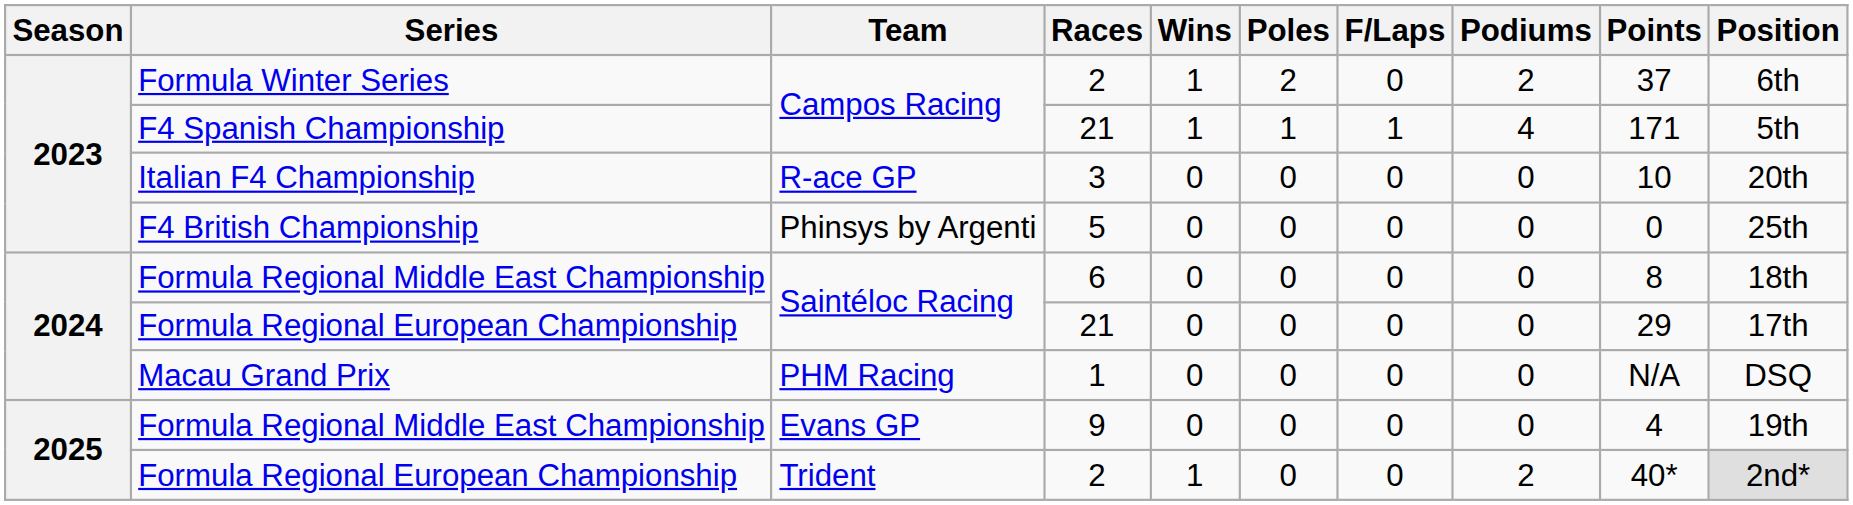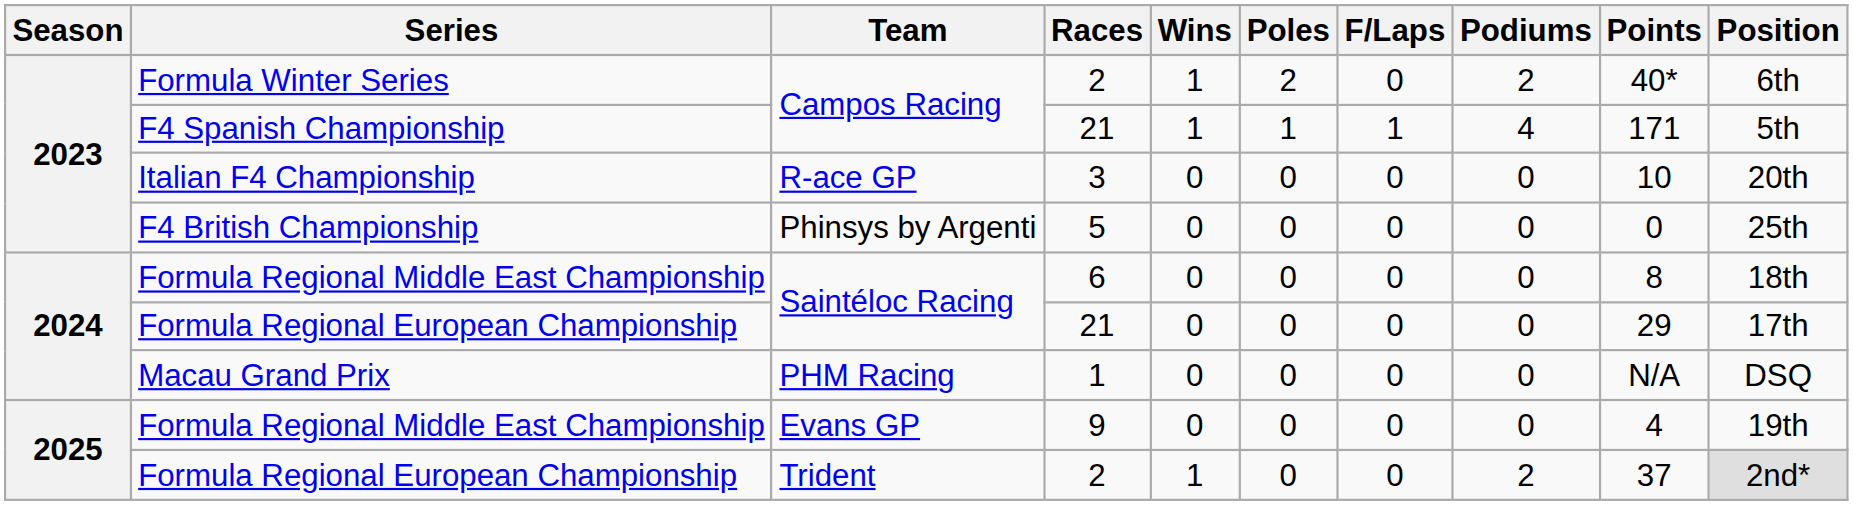(1654, 80) 37 -> (1654, 80) 40*
(1654, 474) 40* -> (1654, 474) 37
